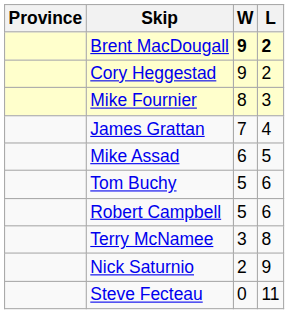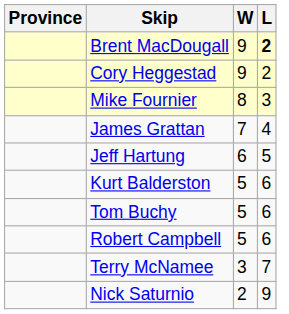(242, 45) bold -> (242, 45) normal
+ row: (138, 156)
- row: (135, 156)
+ row: (150, 184)
(266, 239) 8 -> (266, 267) 7
- row: (147, 294)
